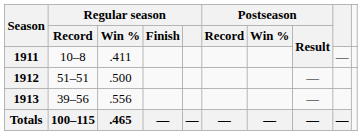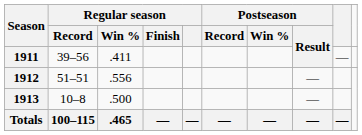(73, 57) 10–8 -> (73, 57) 39–56
(120, 78) .500 -> (120, 78) .556
(73, 99) 39–56 -> (73, 99) 10–8
(120, 99) .556 -> (120, 99) .500
